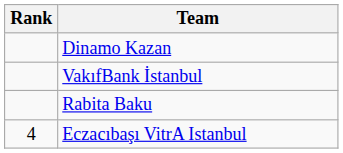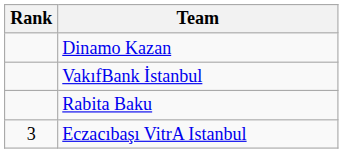(31, 133) 4 -> (31, 133) 3
